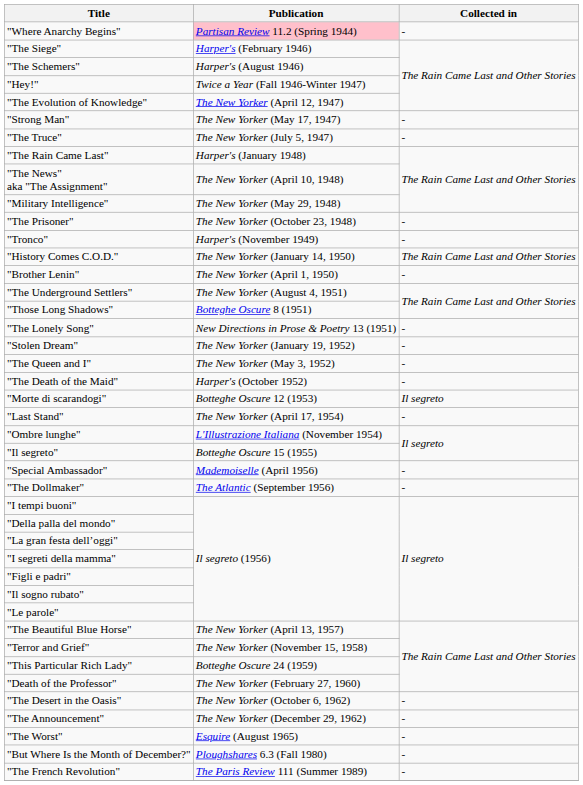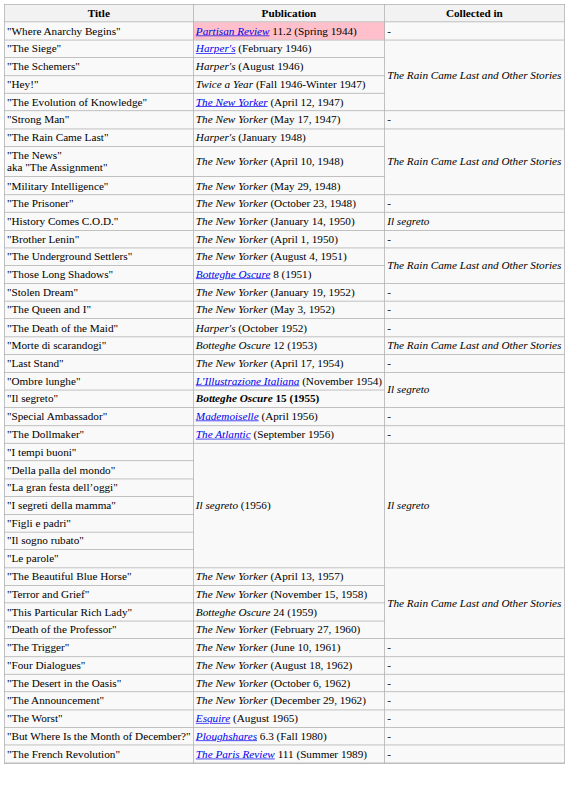- row: (34, 137)
- row: (27, 239)
(489, 256) The Rain Came Last and Other Stories -> (408, 221) Il segreto
- row: (50, 327)
(423, 398) Il segreto -> (474, 345) The Rain Came Last and Other Stories
(256, 452) normal -> (258, 398) bold
+ row: (38, 647)
+ row: (46, 665)
